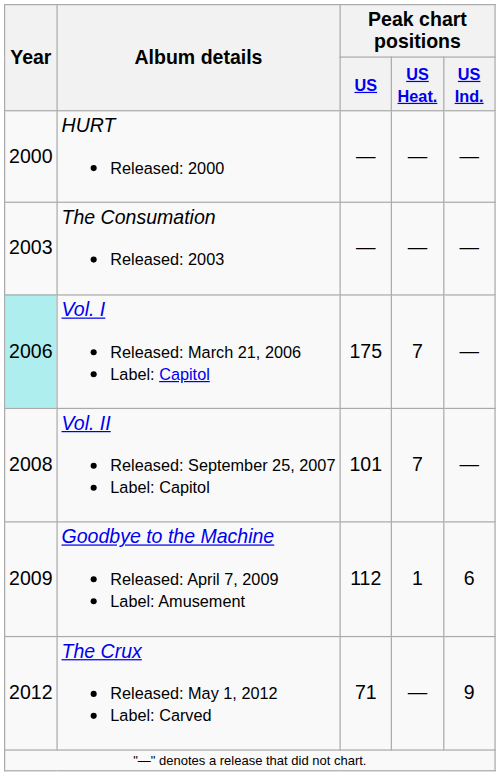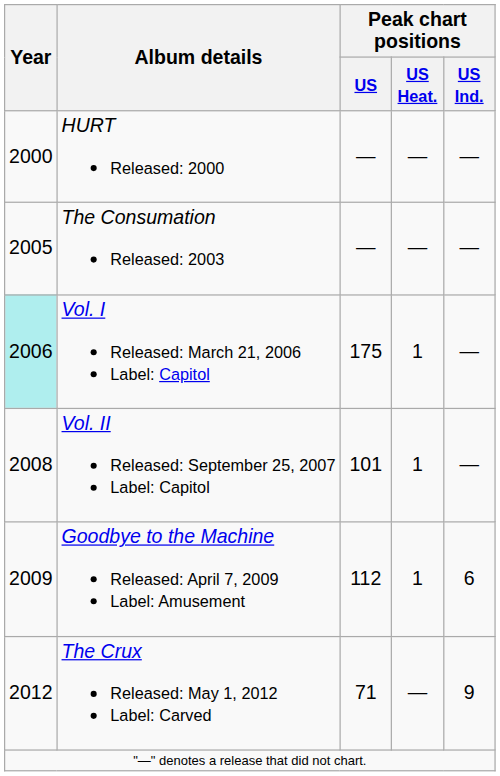(31, 248) 2003 -> (31, 248) 2005
(417, 351) 7 -> (417, 351) 1
(417, 465) 7 -> (417, 465) 1
